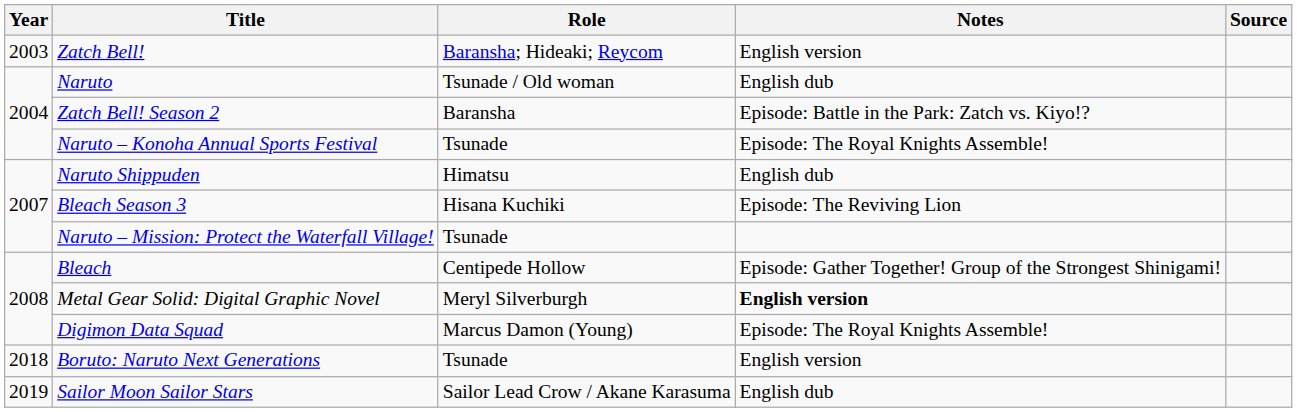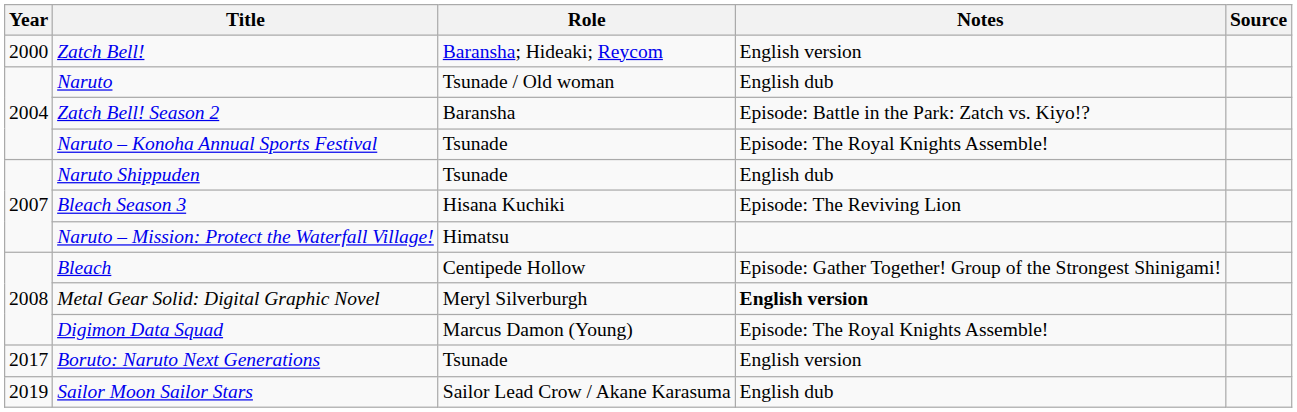(29, 50) 2003 -> (29, 50) 2000
(476, 174) Himatsu -> (475, 174) Tsunade
(475, 236) Tsunade -> (476, 236) Himatsu
(29, 360) 2018 -> (29, 360) 2017
